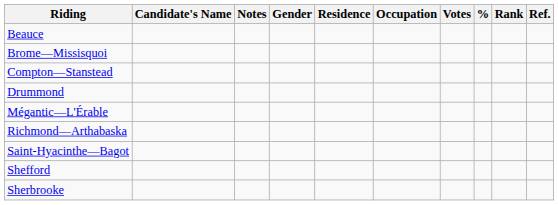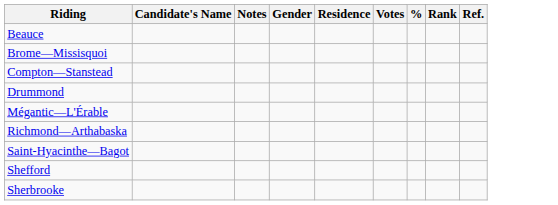- column: (407, 14)
